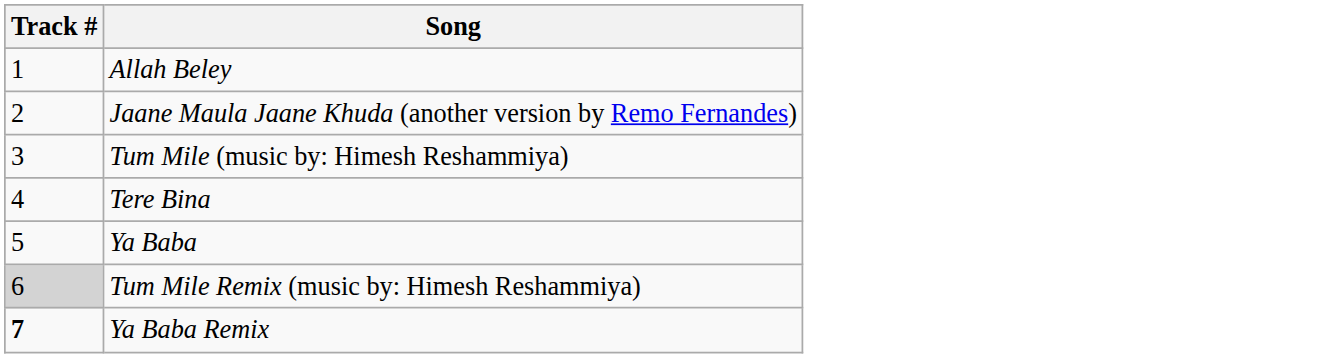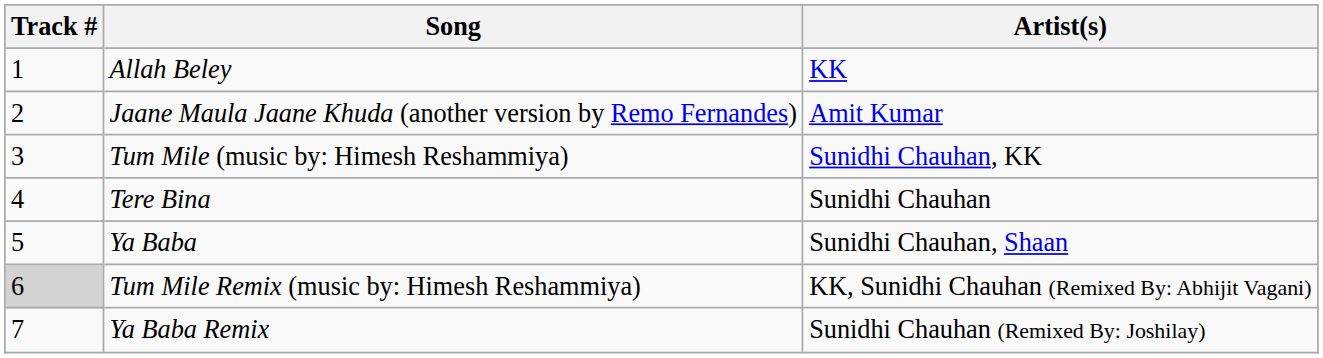+ column: (1060, 26)
(18, 329) bold -> (18, 329) normal
